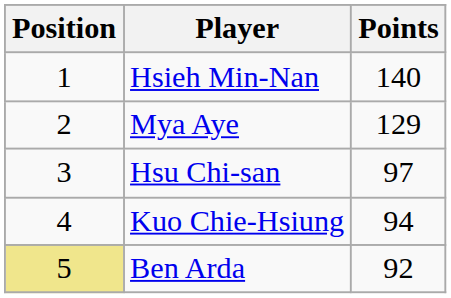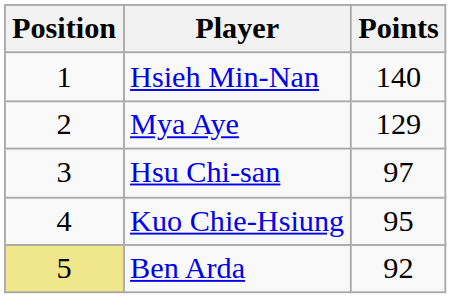(398, 220) 94 -> (398, 220) 95
